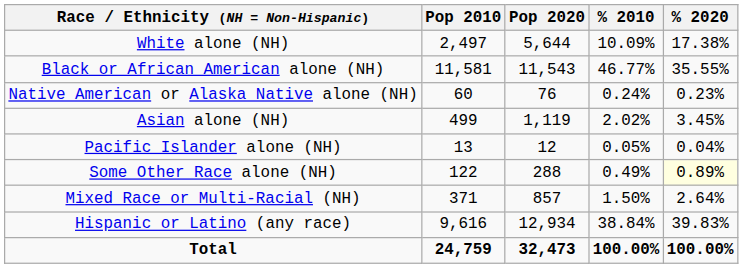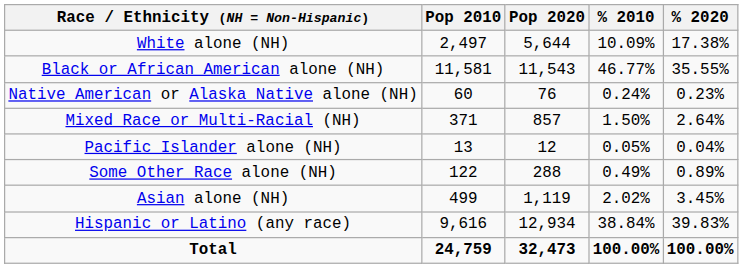rows swapped: (213, 121) <-> (213, 198)
(700, 173) lightyellow background -> (700, 173) no background
